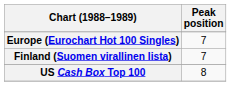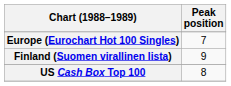(204, 56) 7 -> (204, 56) 9
